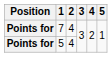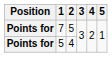(71, 28) 4 -> (71, 28) 5
